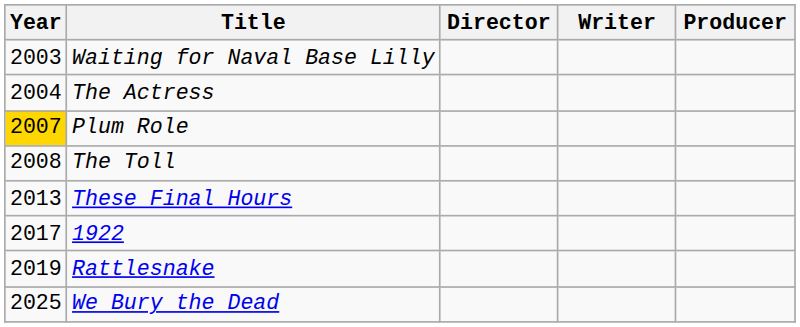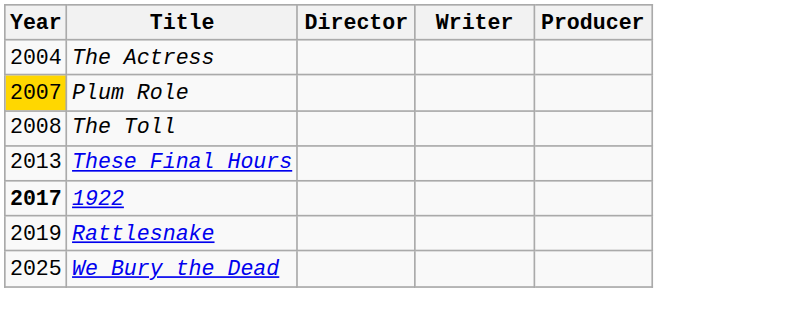- row: (253, 58)
(36, 233) normal -> (36, 198) bold
